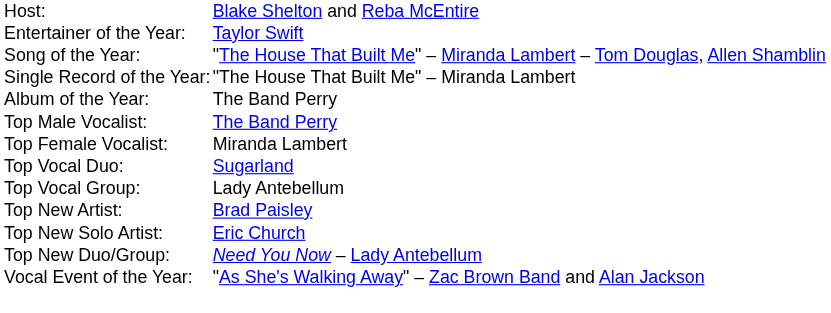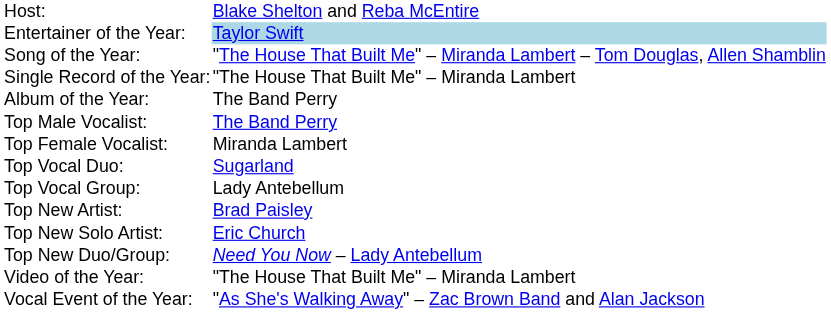(258, 33) no background -> (258, 33) lightblue background
+ row: (74, 277)
